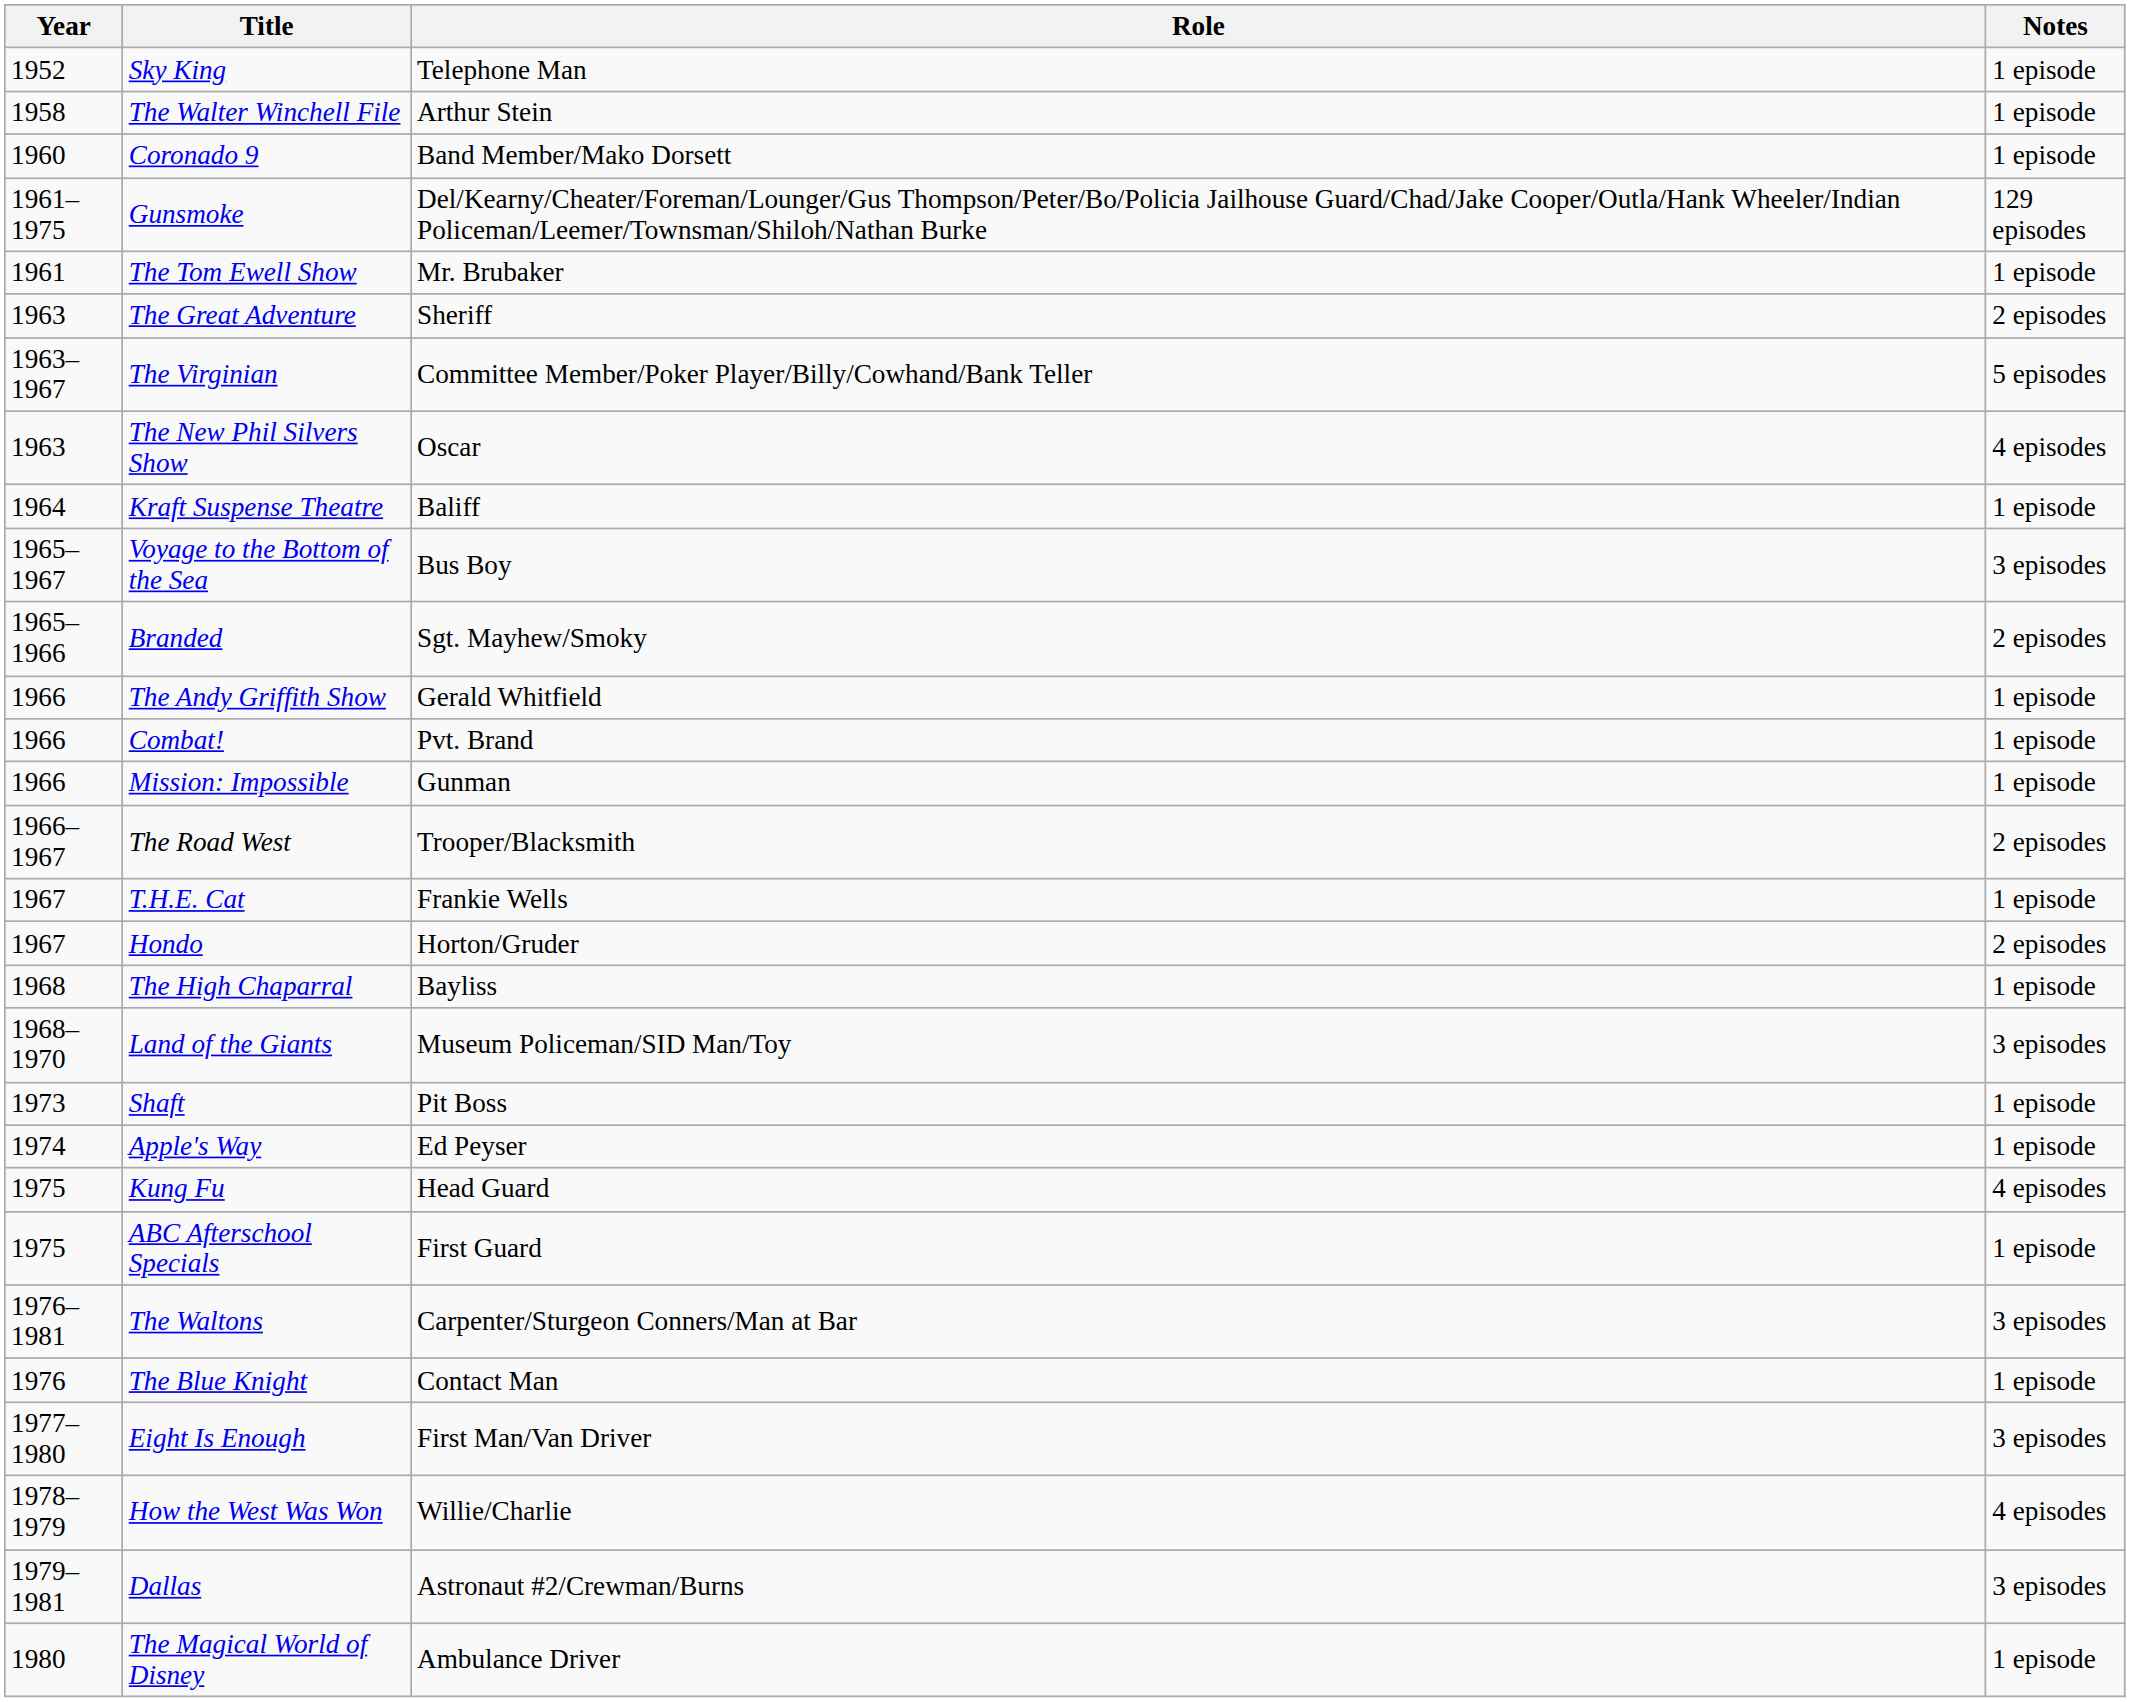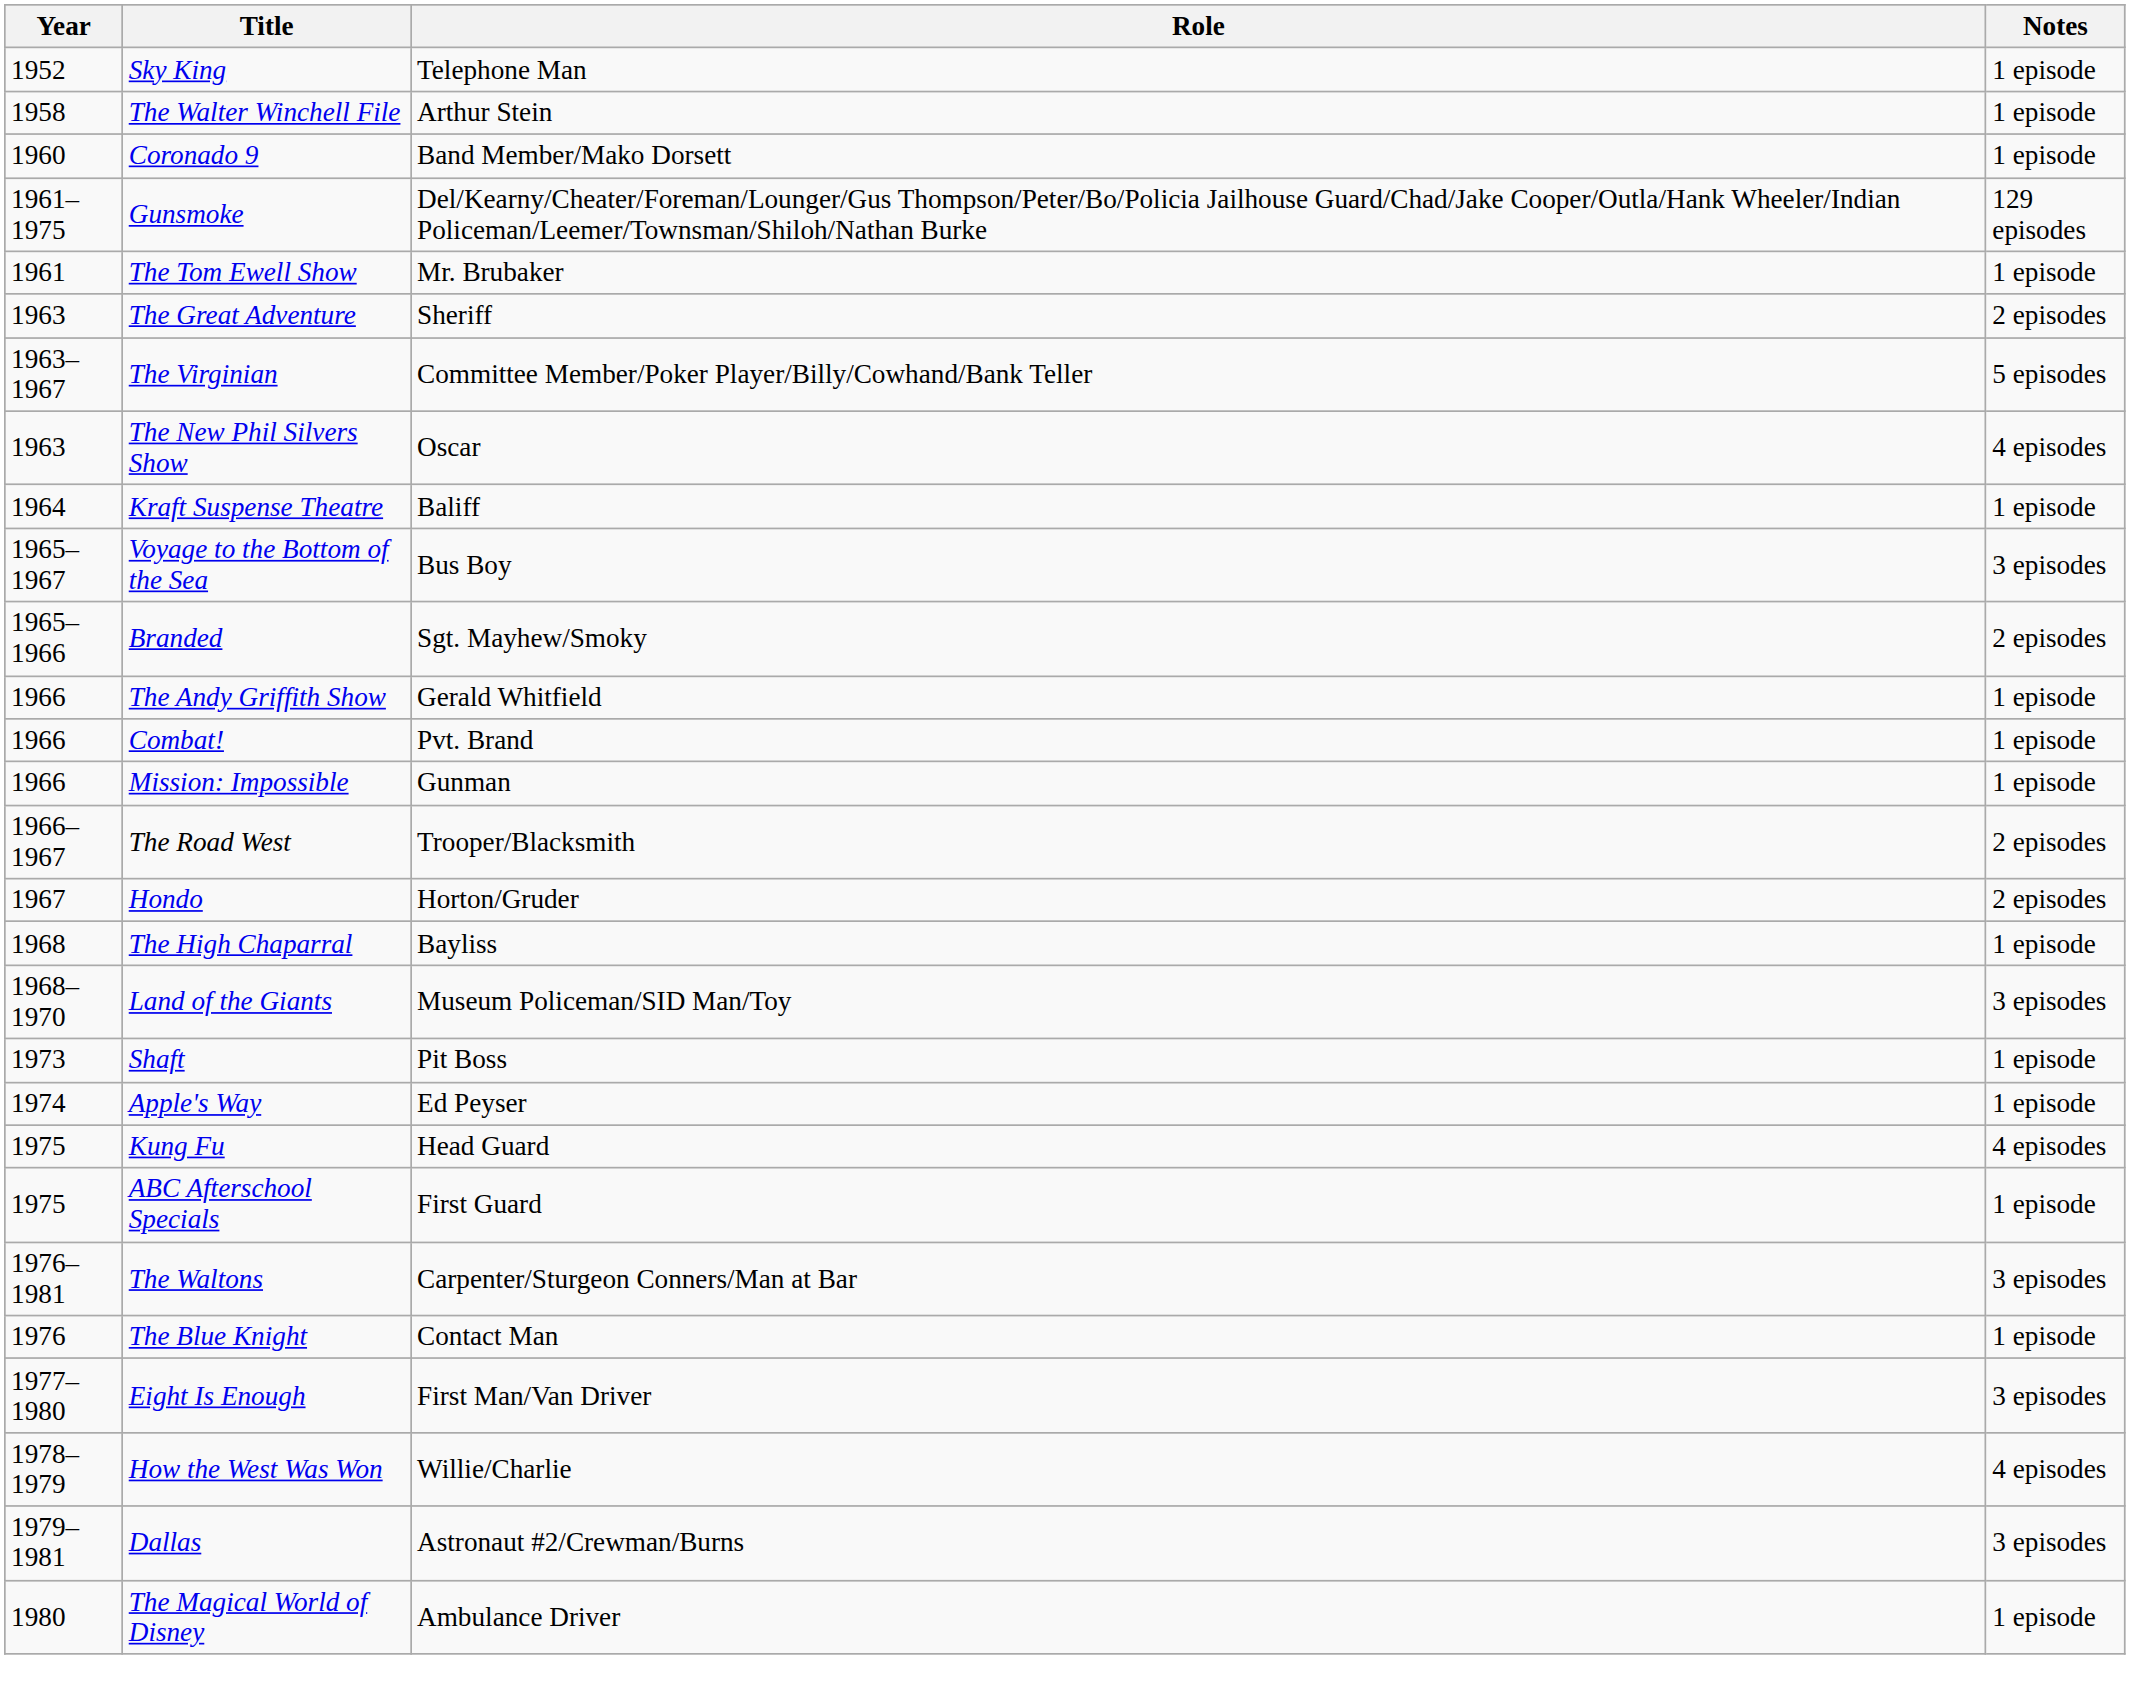- row: (187, 899)
